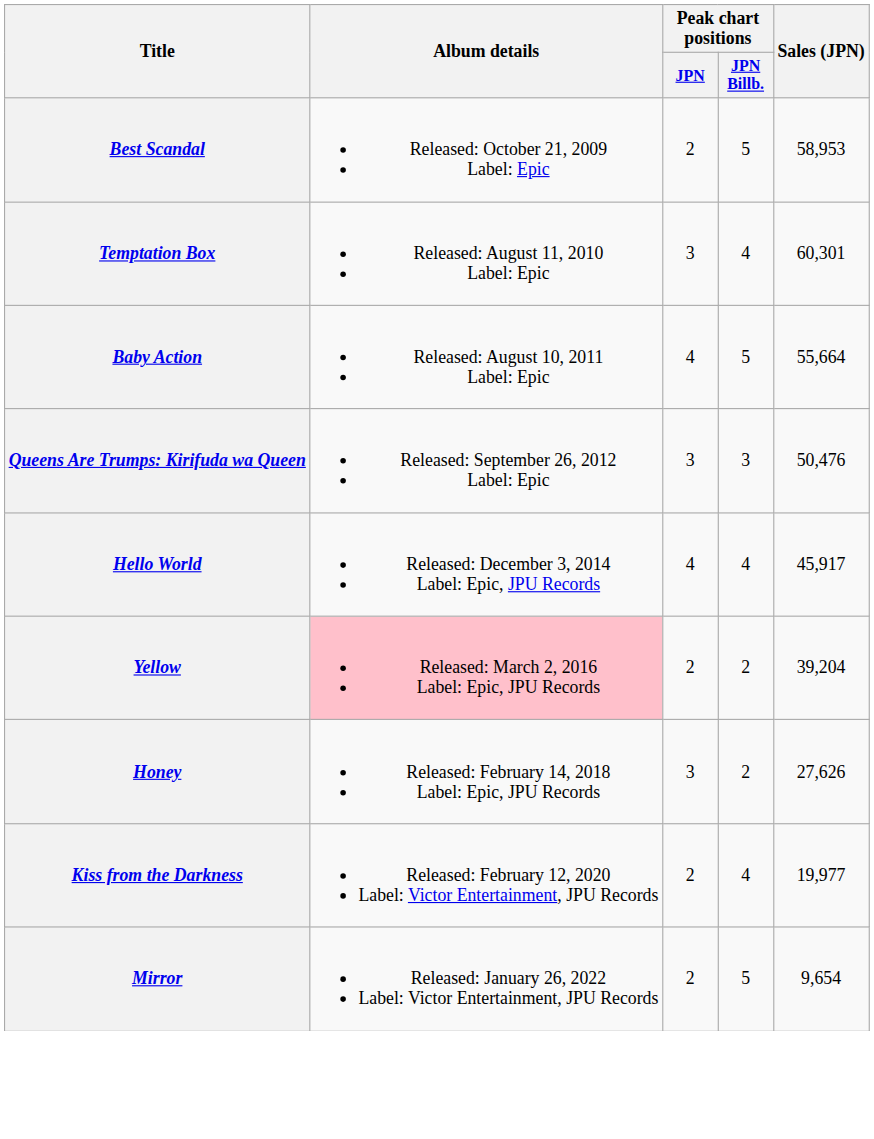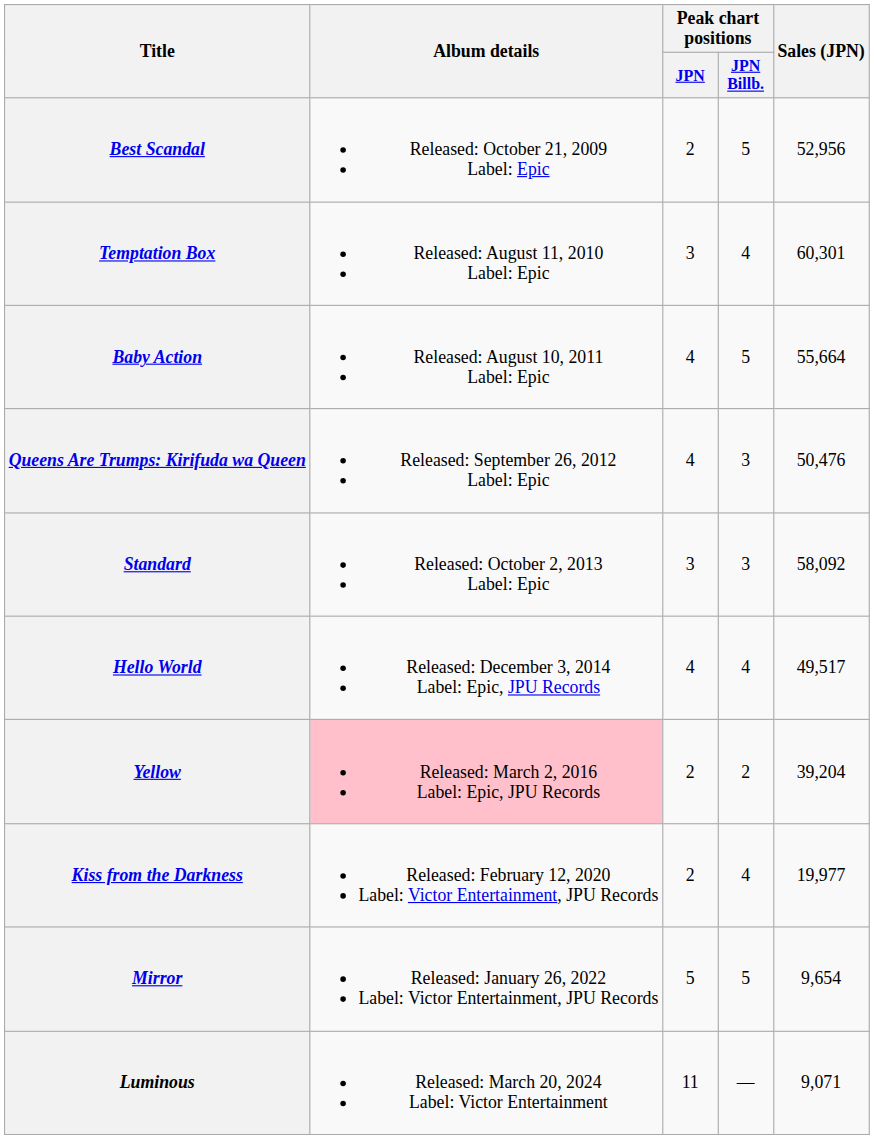(821, 149) 58,953 -> (821, 149) 52,956
(690, 460) 3 -> (690, 460) 4
+ row: (157, 564)
(821, 564) 45,917 -> (821, 667) 49,517
- row: (157, 771)
(690, 978) 2 -> (690, 978) 5
+ row: (157, 1082)
